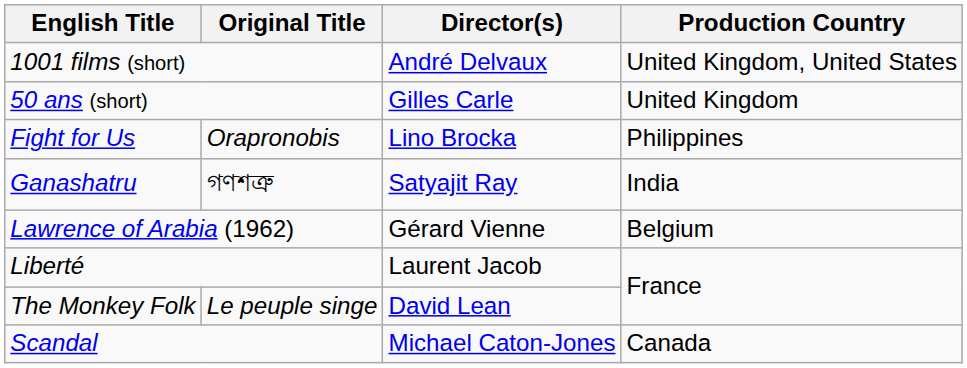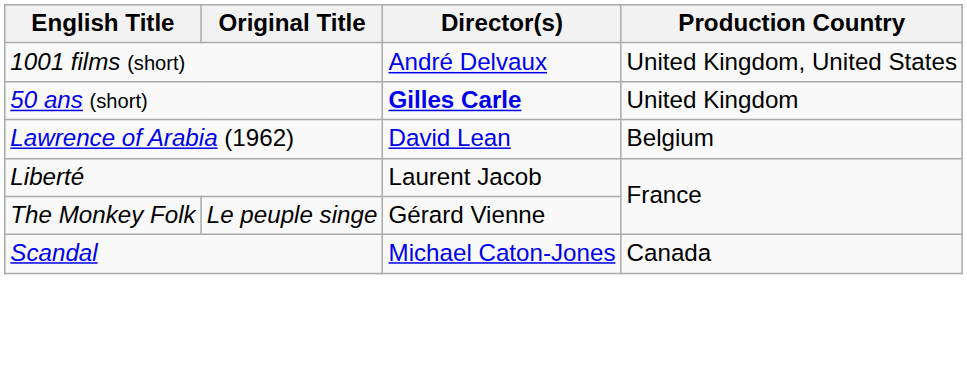(451, 100) normal -> (455, 100) bold
- row: (73, 138)
- row: (73, 183)
(467, 228) Gérard Vienne -> (450, 138) David Lean
(450, 305) David Lean -> (467, 215) Gérard Vienne
